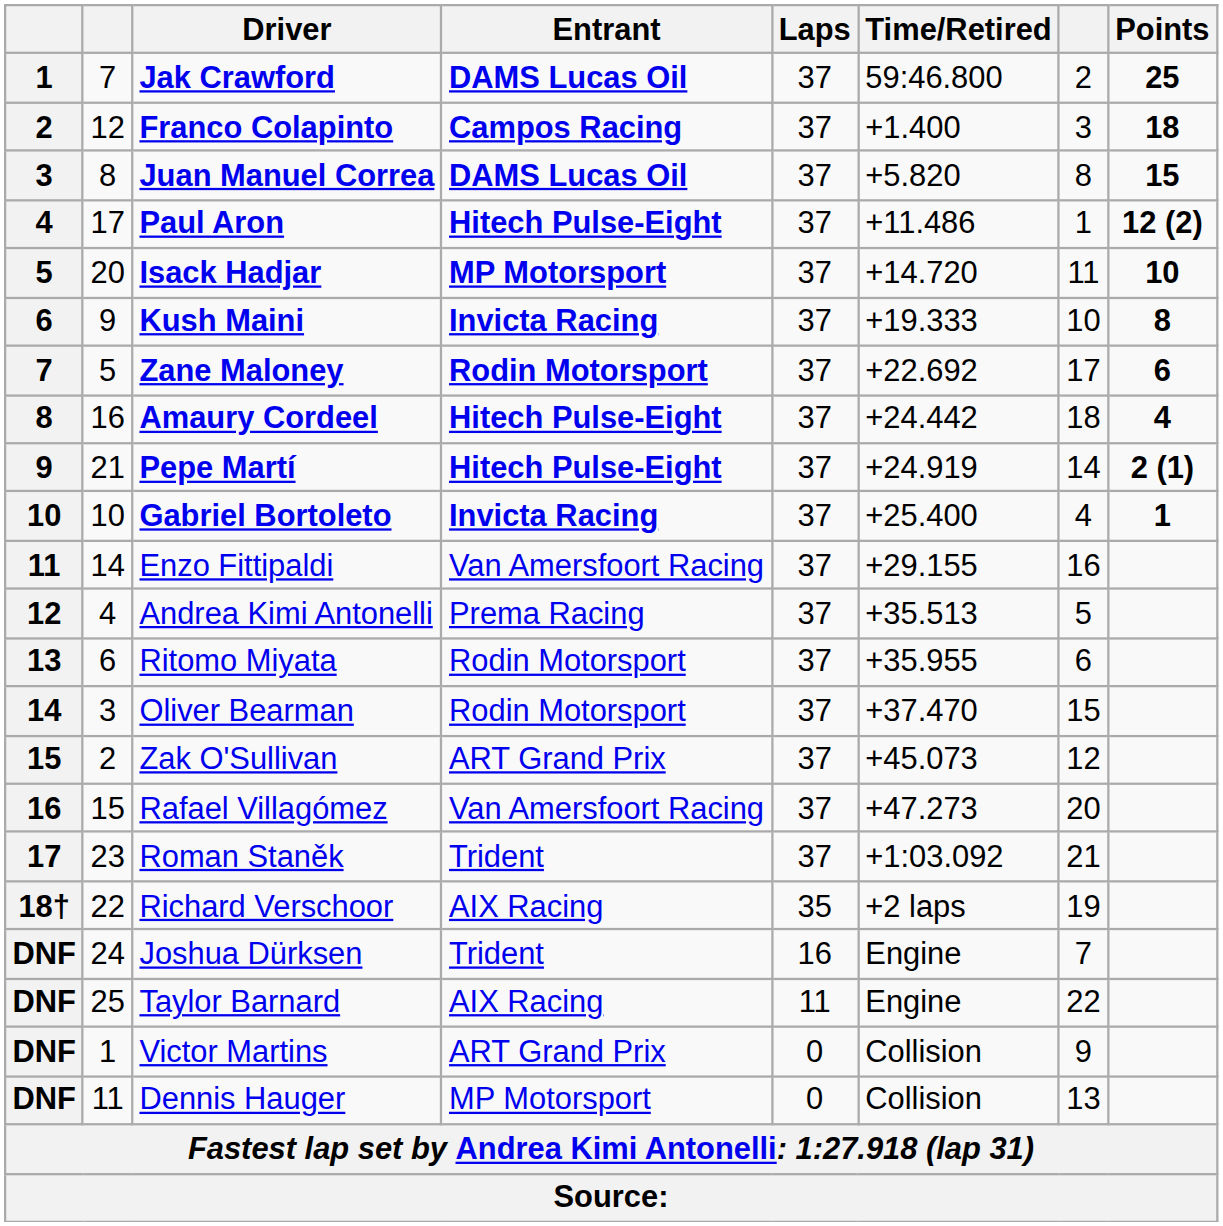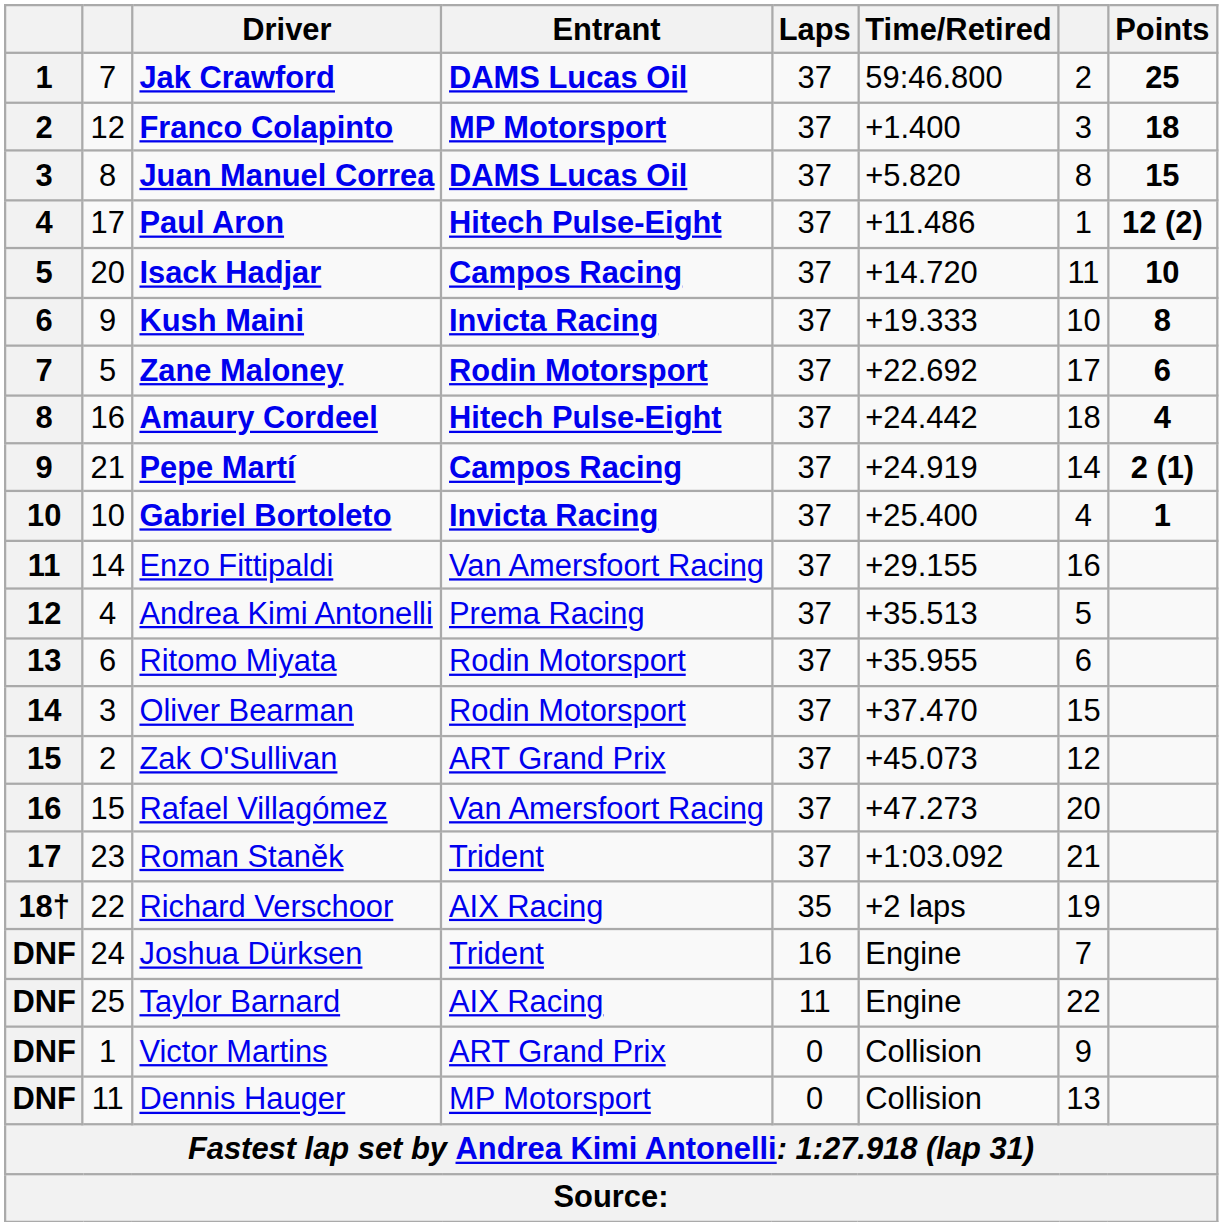(566, 126) Campos Racing -> (558, 126) MP Motorsport
(558, 272) MP Motorsport -> (566, 272) Campos Racing
(585, 467) Hitech Pulse-Eight -> (566, 467) Campos Racing
